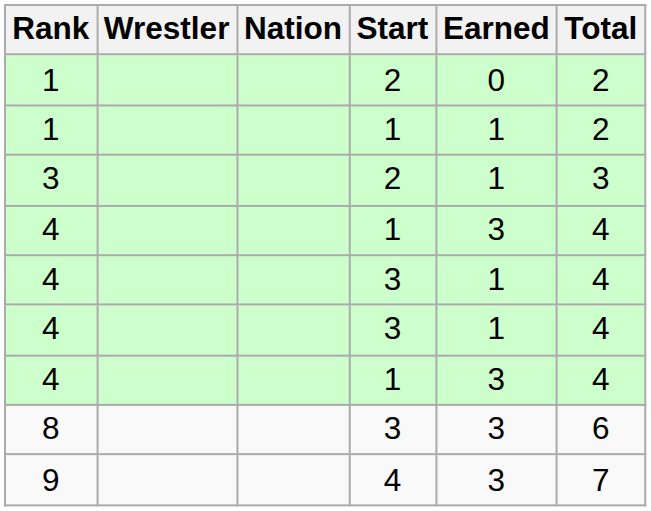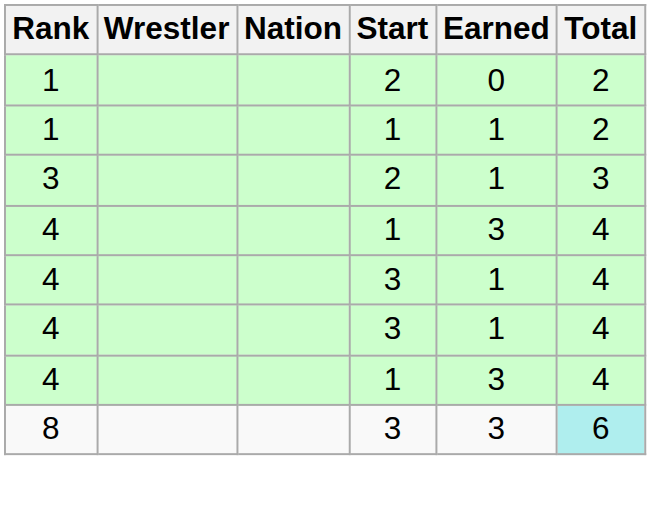(601, 429) no background -> (601, 429) paleturquoise background
- row: (51, 479)
